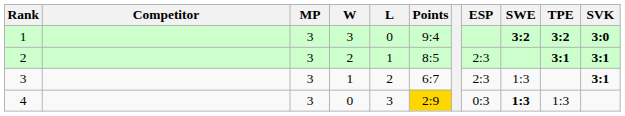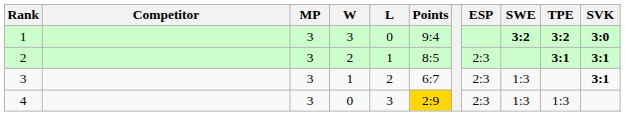(481, 100) 0:3 -> (481, 100) 2:3
(521, 100) bold -> (521, 100) normal
